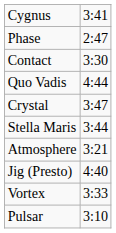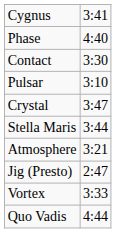(96, 37) 2:47 -> (96, 37) 4:40
rows swapped: (25, 216) <-> (37, 82)
(96, 171) 4:40 -> (96, 171) 2:47
